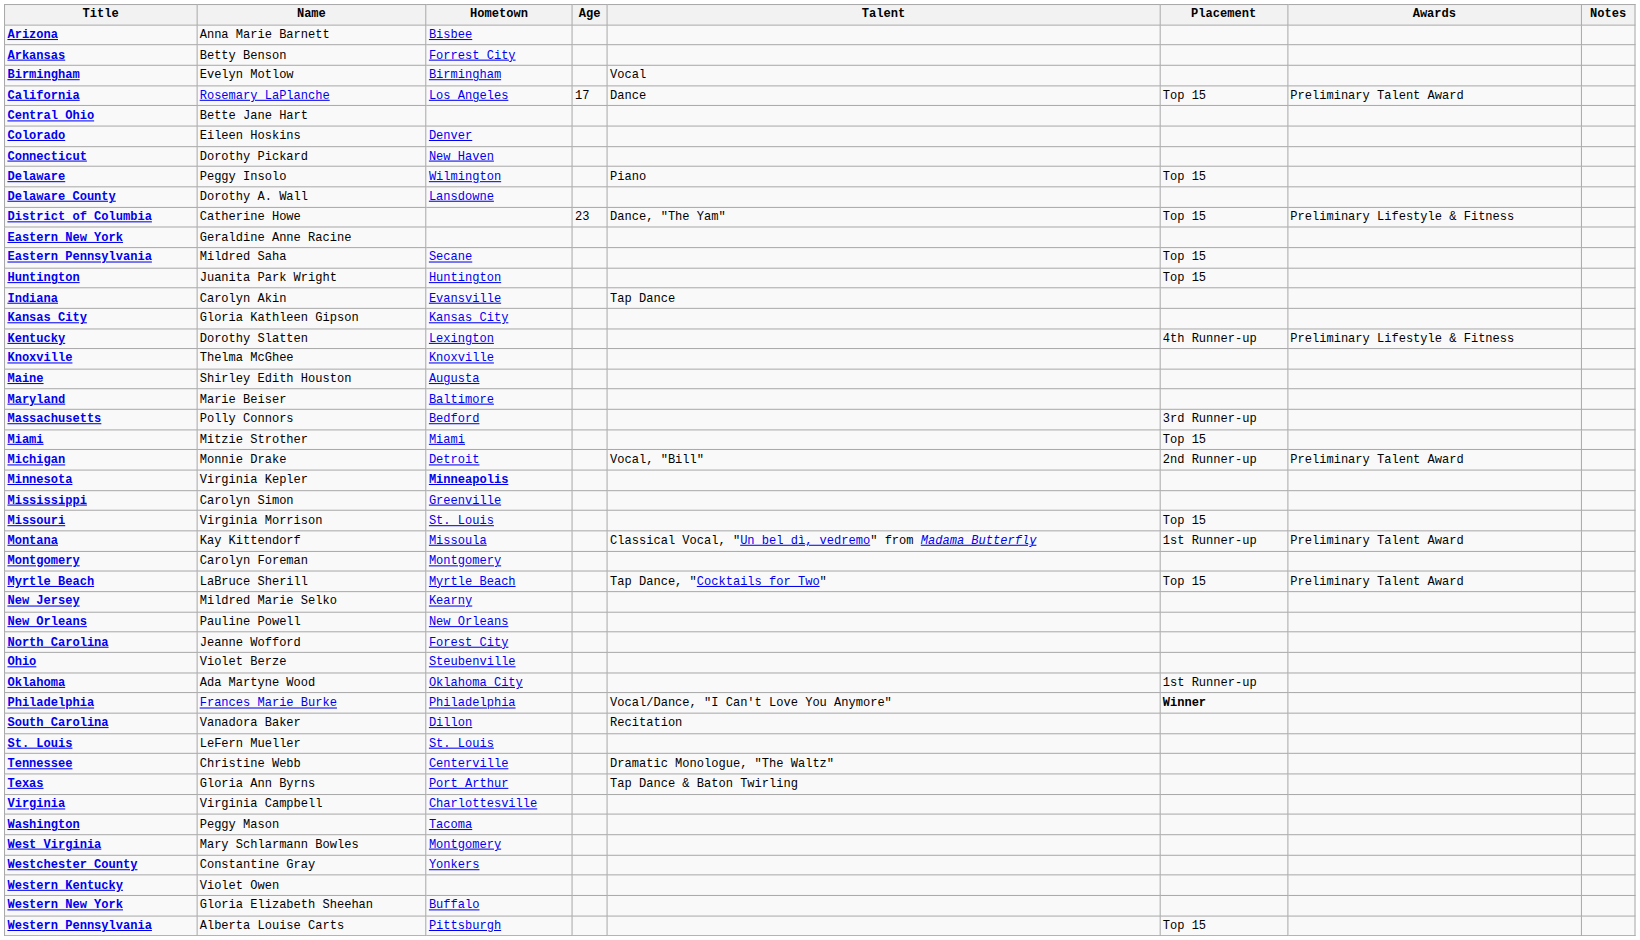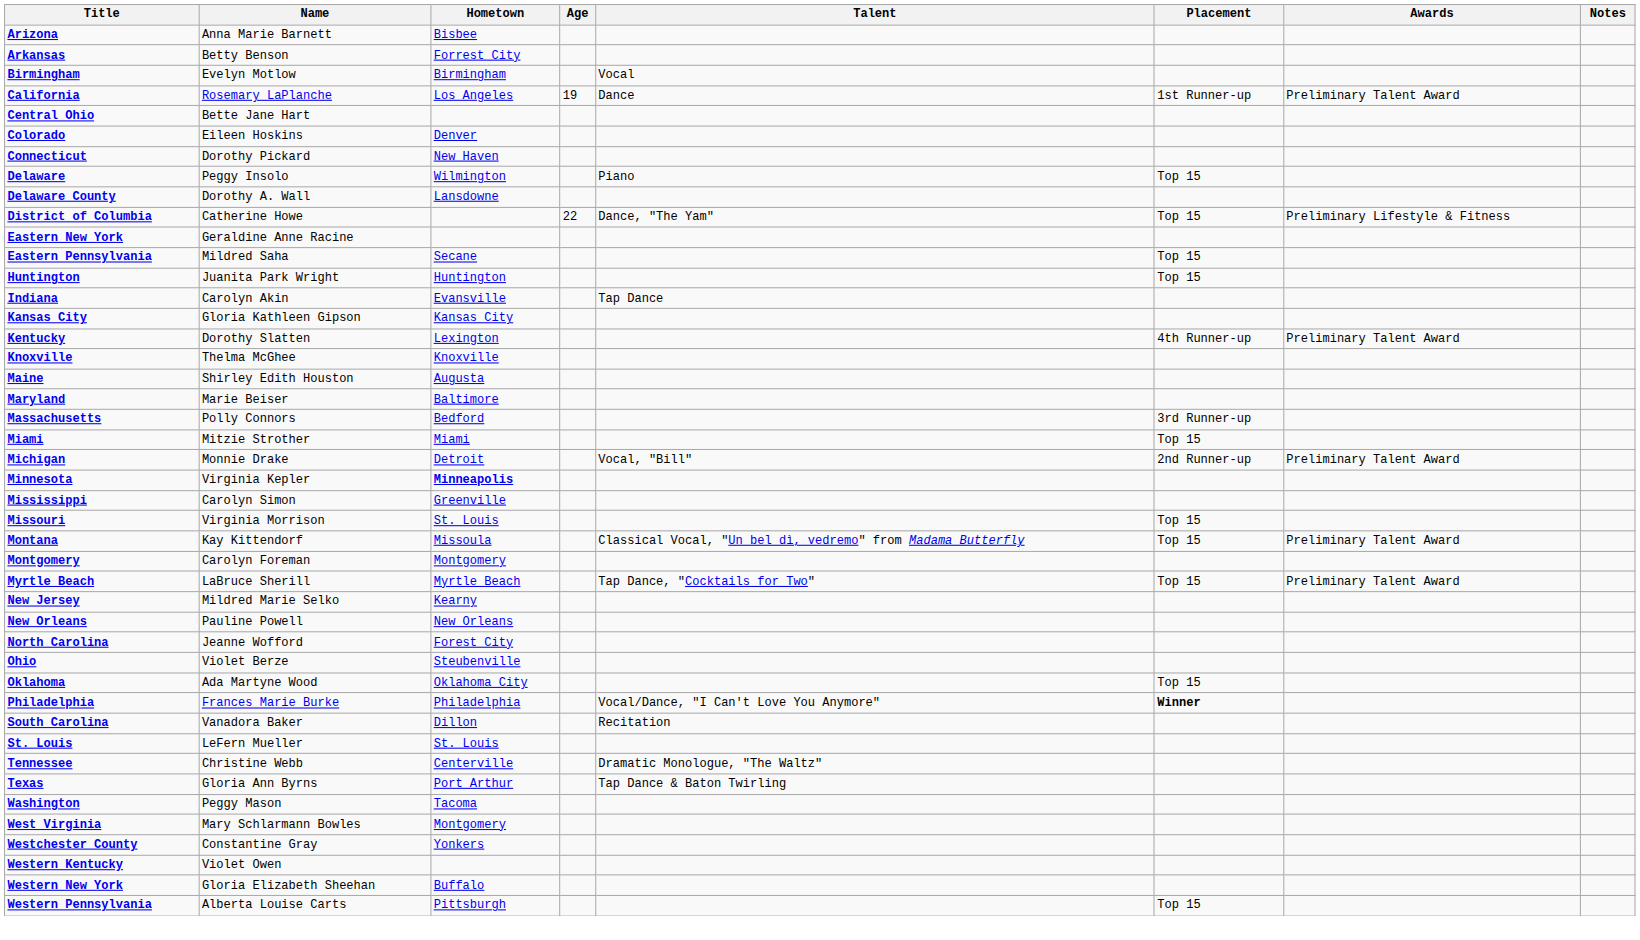(582, 95) 17 -> (570, 95) 19
(1184, 95) Top 15 -> (1204, 95) 1st Runner-up
(582, 217) 23 -> (570, 217) 22
(1402, 338) Preliminary Lifestyle & Fitness -> (1373, 338) Preliminary Talent Award
(1210, 541) 1st Runner-up -> (1179, 541) Top 15
(1210, 682) 1st Runner-up -> (1179, 682) Top 15
- row: (36, 804)
